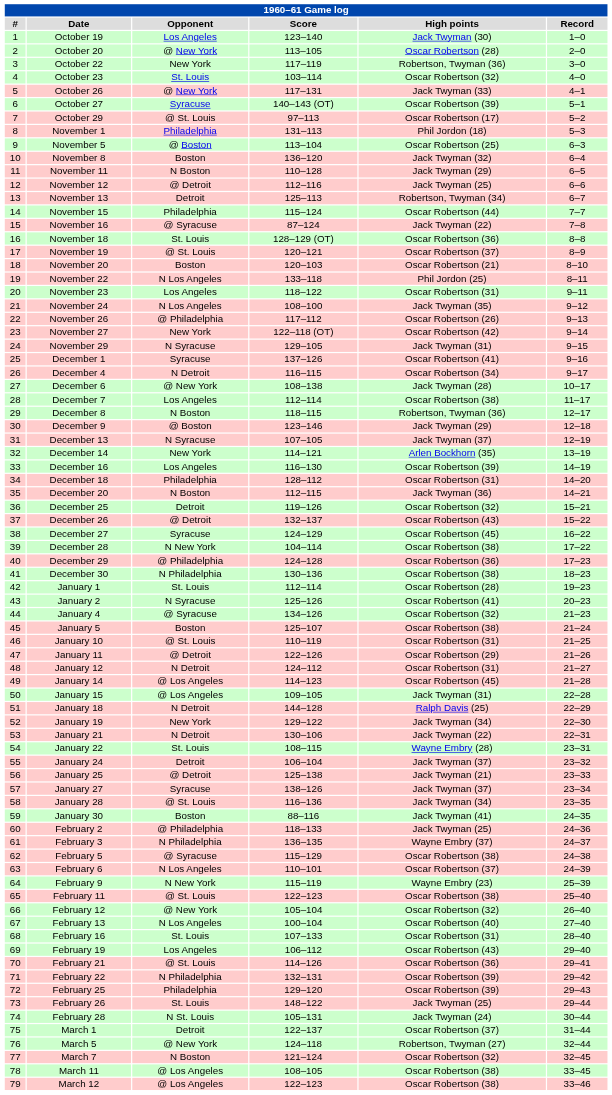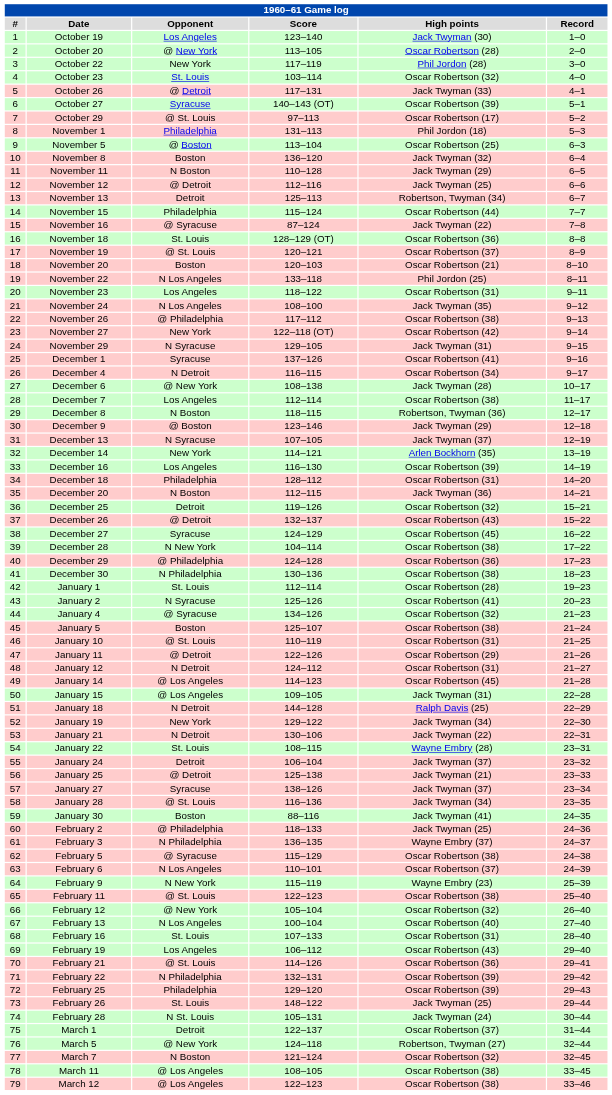(452, 64) Robertson, Twyman (36) -> (452, 64) Phil Jordon (28)
(190, 91) @ New York -> (190, 91) @ Detroit
(452, 319) Oscar Robertson (26) -> (452, 319) Oscar Robertson (38)
